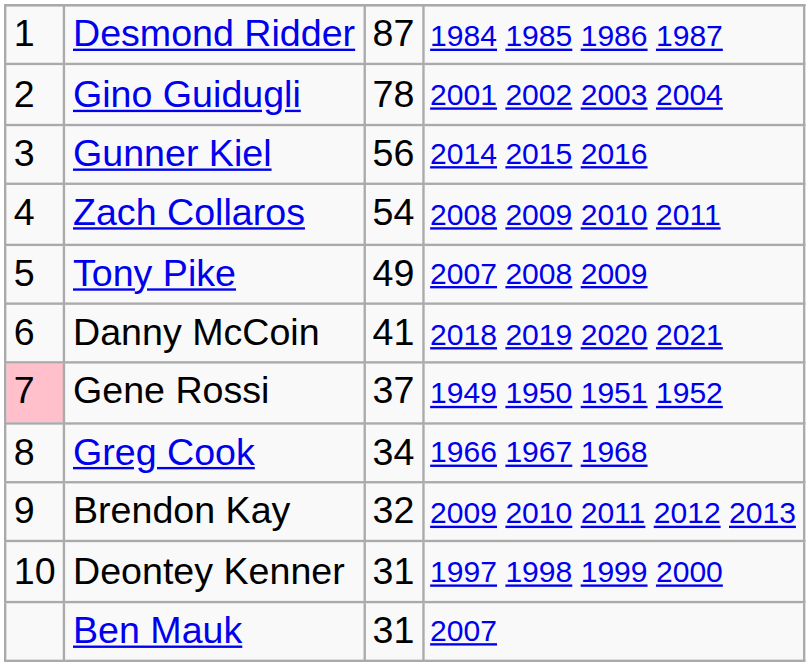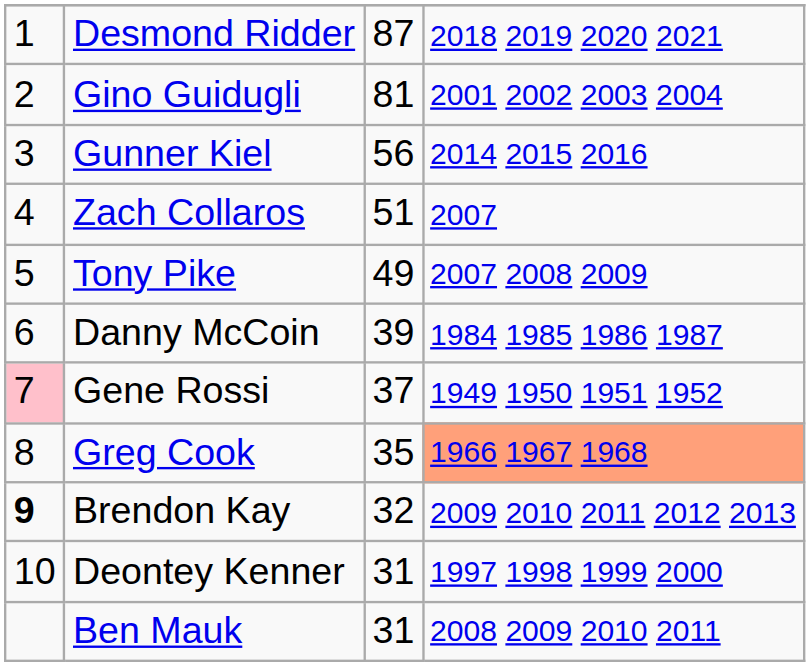(576, 35) 1984 1985 1986 1987 -> (576, 35) 2018 2019 2020 2021
(393, 93) 78 -> (393, 93) 81
(393, 213) 54 -> (393, 213) 51
(575, 214) 2008 2009 2010 2011 -> (464, 214) 2007
(393, 332) 41 -> (393, 332) 39
(576, 333) 2018 2019 2020 2021 -> (576, 333) 1984 1985 1986 1987
(393, 451) 34 -> (393, 451) 35
(539, 452) no background -> (539, 452) lightsalmon background
(24, 511) normal -> (24, 511) bold
(464, 631) 2007 -> (575, 631) 2008 2009 2010 2011
